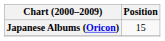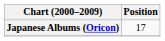(141, 28) 15 -> (141, 28) 17
